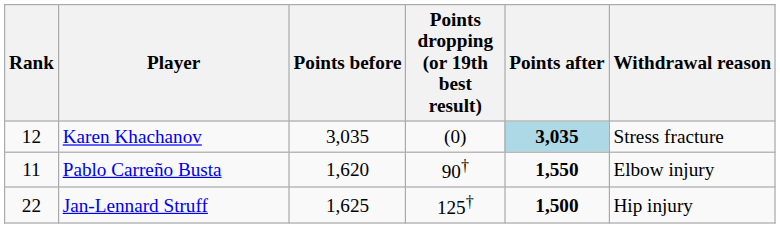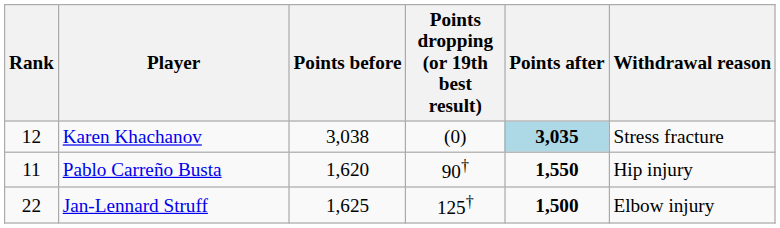(348, 136) 3,035 -> (348, 136) 3,038
(664, 169) Elbow injury -> (653, 169) Hip injury
(653, 205) Hip injury -> (664, 205) Elbow injury
